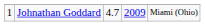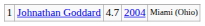(135, 13) 2009 -> (135, 13) 2004
